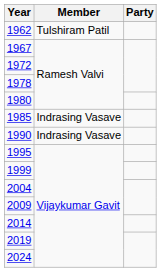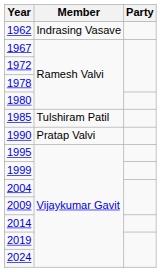(73, 30) Tulshiram Patil -> (79, 30) Indrasing Vasave
(79, 118) Indrasing Vasave -> (73, 118) Tulshiram Patil
(79, 135) Indrasing Vasave -> (66, 135) Pratap Valvi
